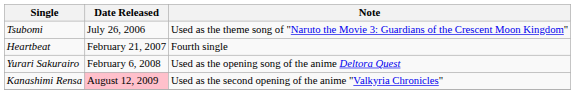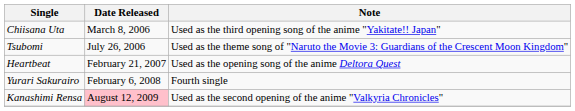+ row: (36, 30)
(199, 47) Fourth single -> (286, 64) Used as the opening song of the anime Deltora Quest
(286, 64) Used as the opening song of the anime Deltora Quest -> (199, 81) Fourth single
